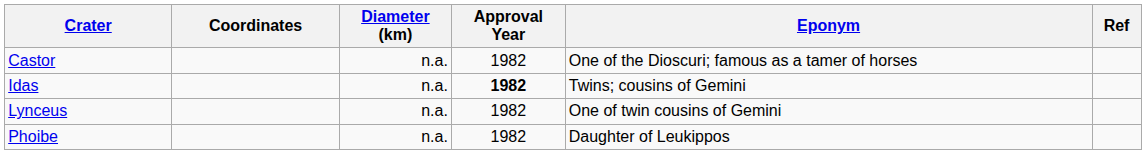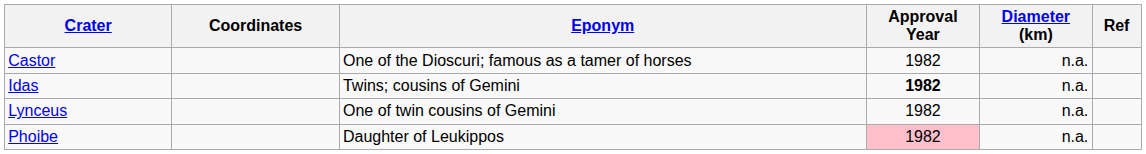columns swapped: (395, 26) <-> (829, 26)
(508, 136) no background -> (923, 136) pink background
